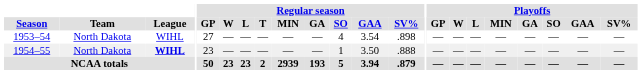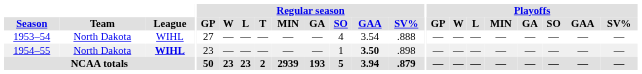(406, 37) .898 -> (406, 37) .888
(370, 50) normal -> (370, 50) bold
(406, 50) .888 -> (406, 50) .898
